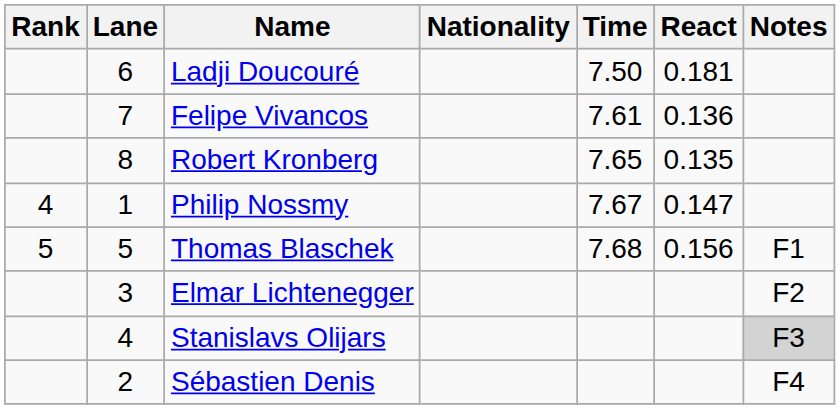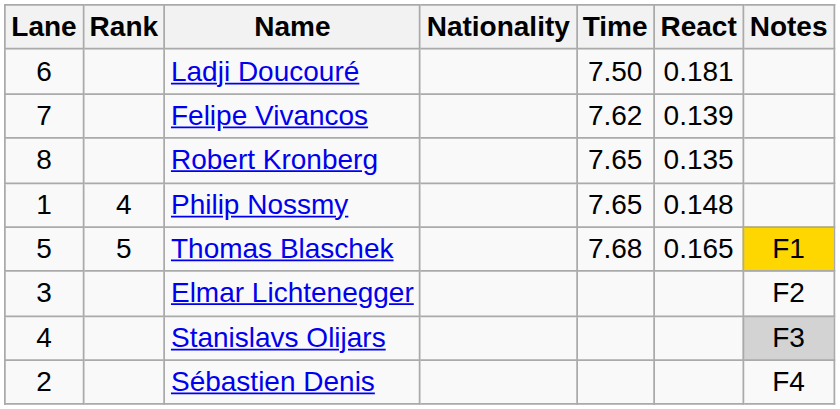columns swapped: (46, 26) <-> (125, 26)
(615, 115) 7.61 -> (615, 115) 7.62
(699, 115) 0.136 -> (699, 115) 0.139
(615, 204) 7.67 -> (615, 204) 7.65
(699, 204) 0.147 -> (699, 204) 0.148
(699, 248) 0.156 -> (699, 248) 0.165
(789, 248) no background -> (789, 248) gold background
